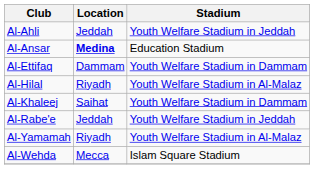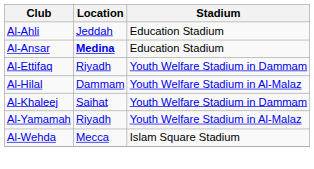(213, 31) Youth Welfare Stadium in Jeddah -> (177, 31) Education Stadium
(100, 66) Dammam -> (93, 66) Riyadh
(93, 84) Riyadh -> (100, 84) Dammam
- row: (31, 119)
